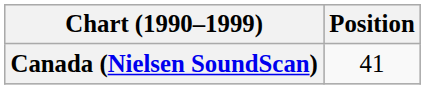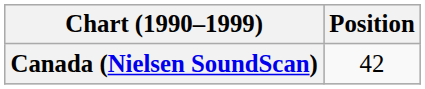(372, 63) 41 -> (372, 63) 42
